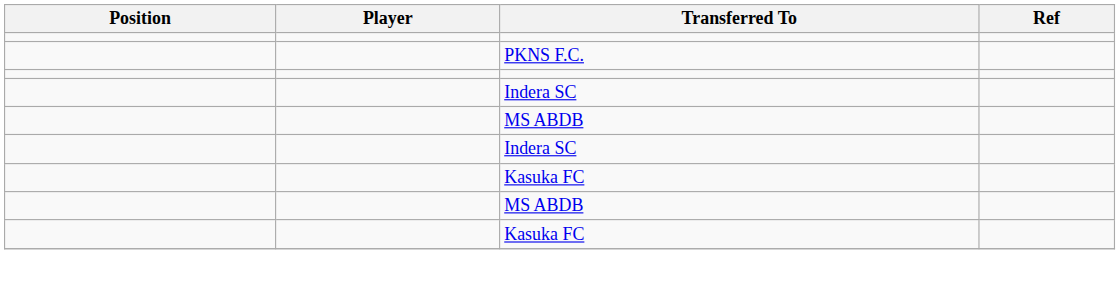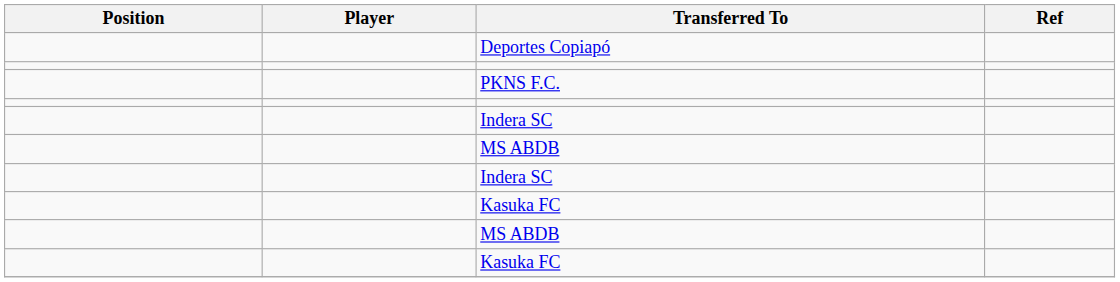+ row: (133, 47)
